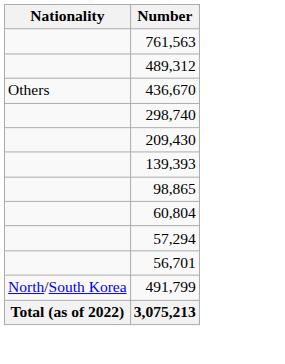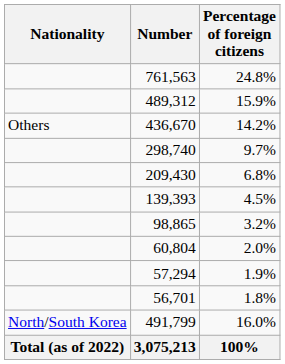+ column: (239, 34)
